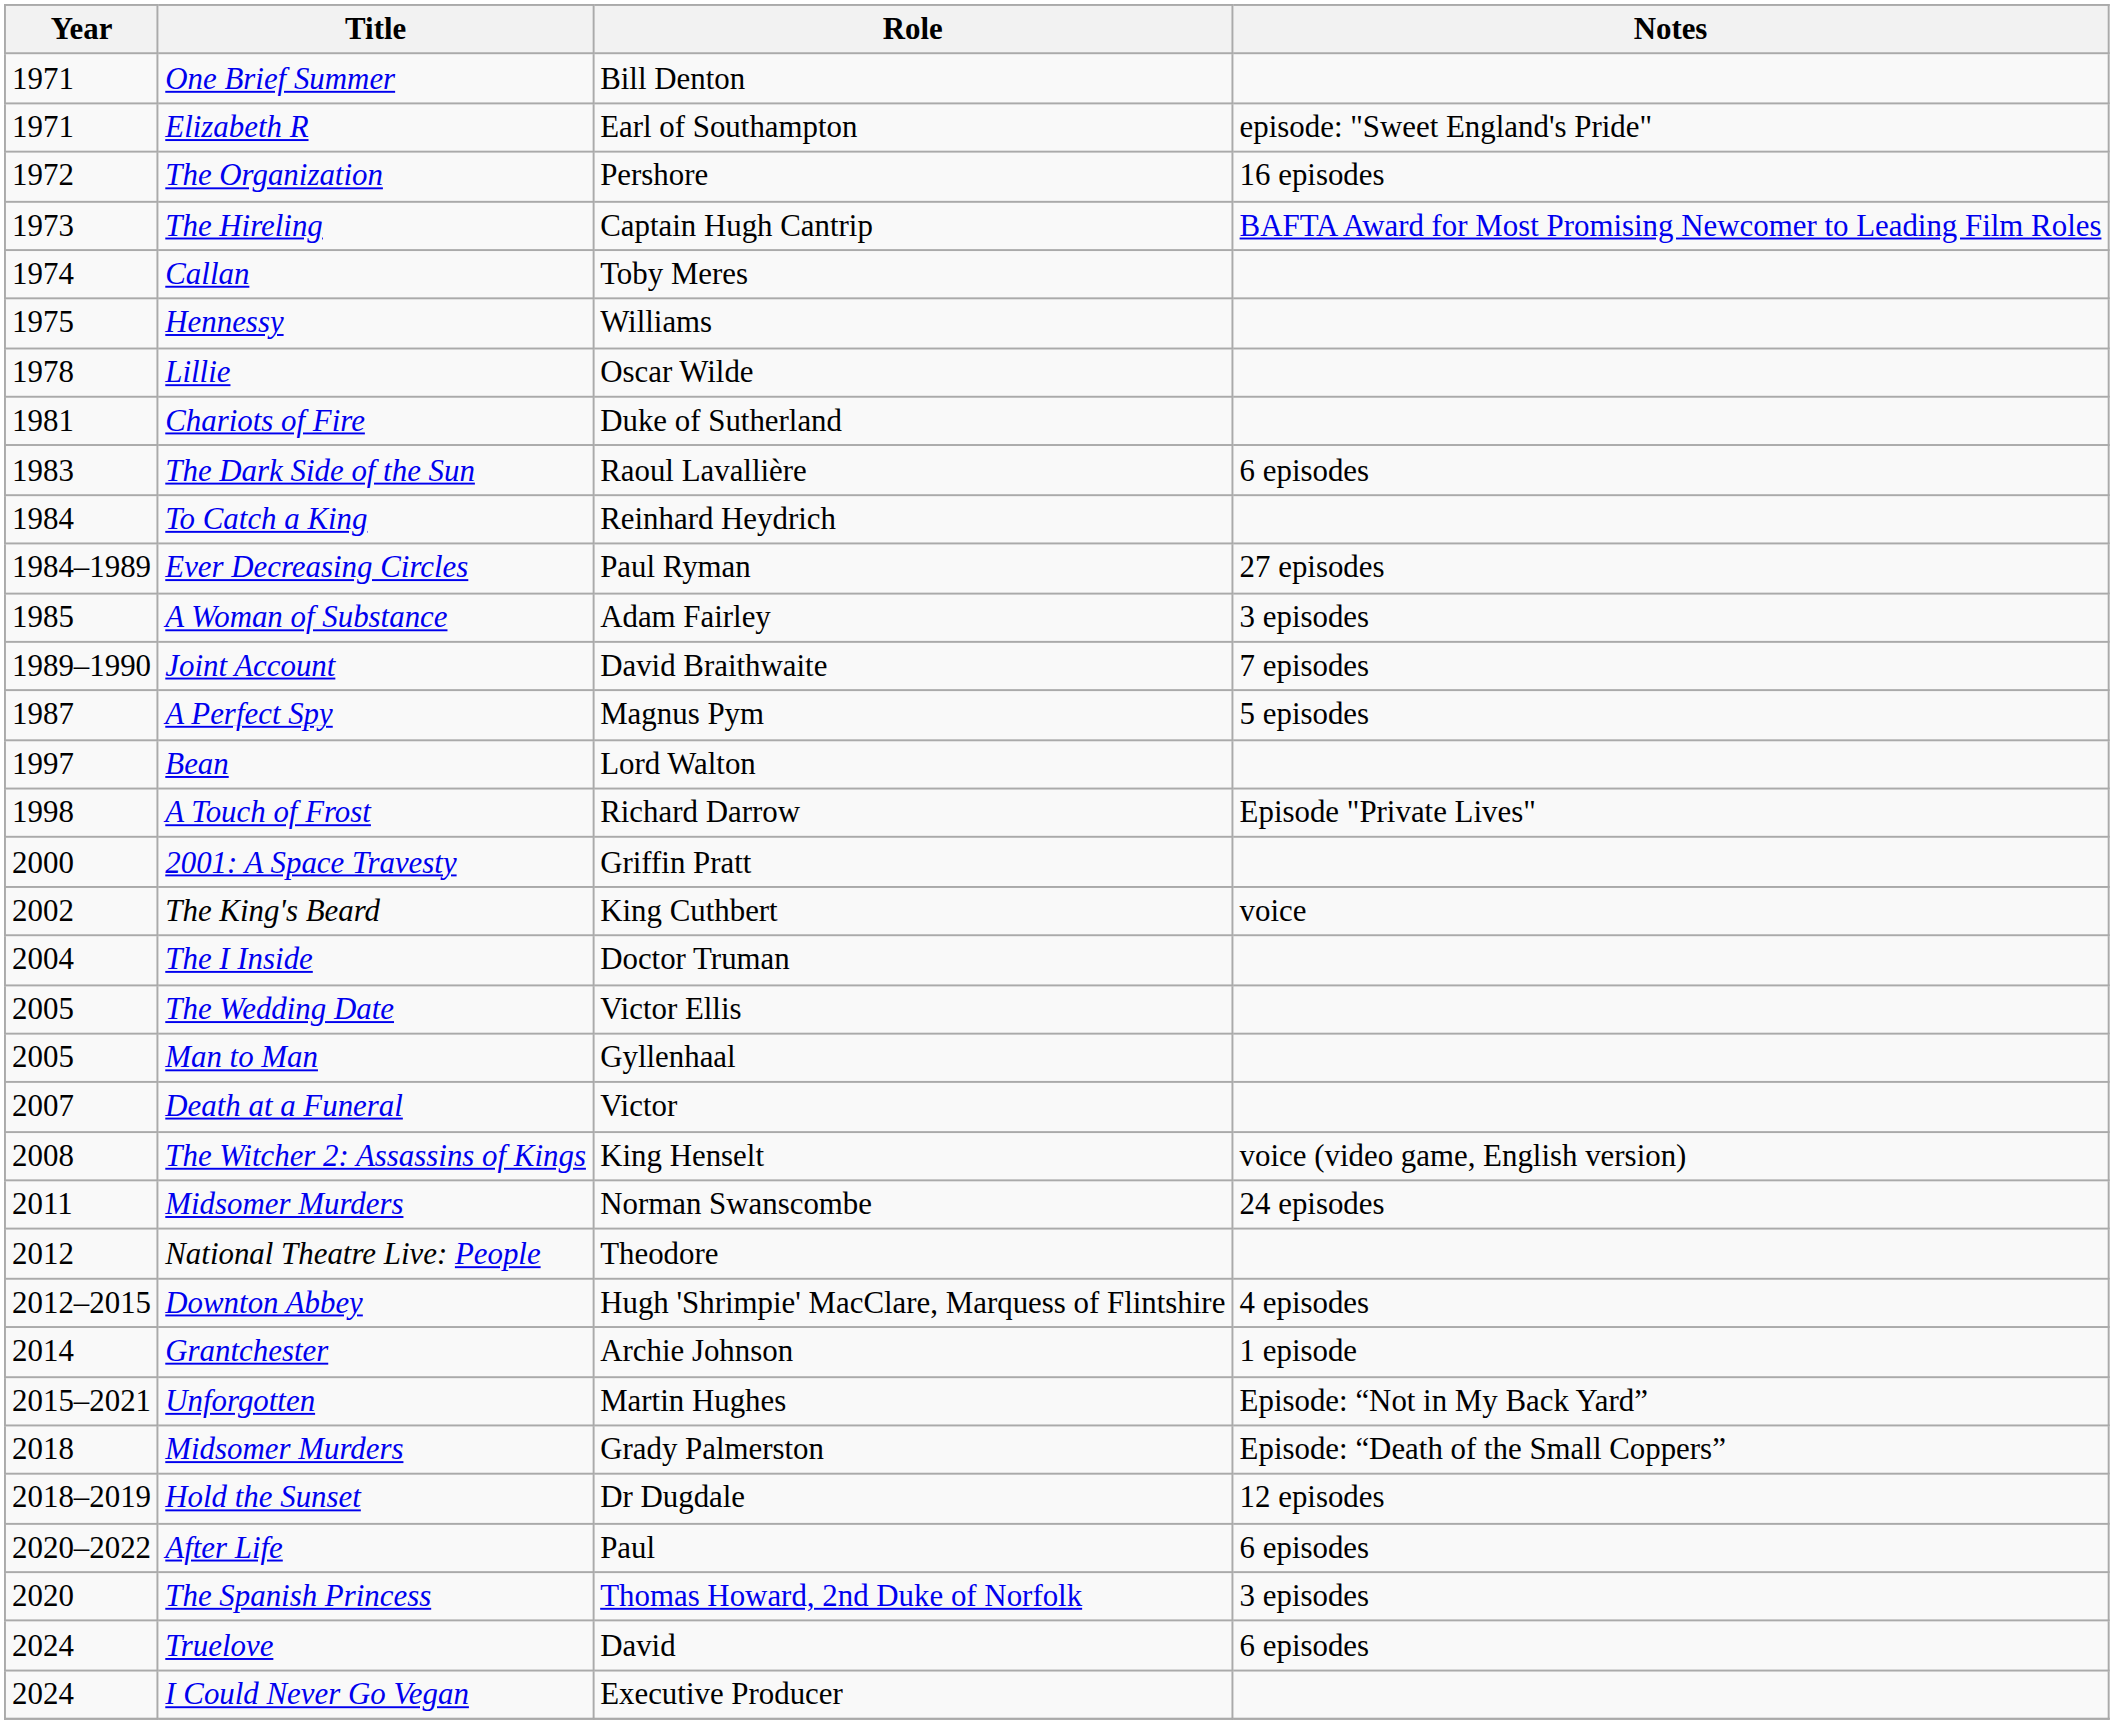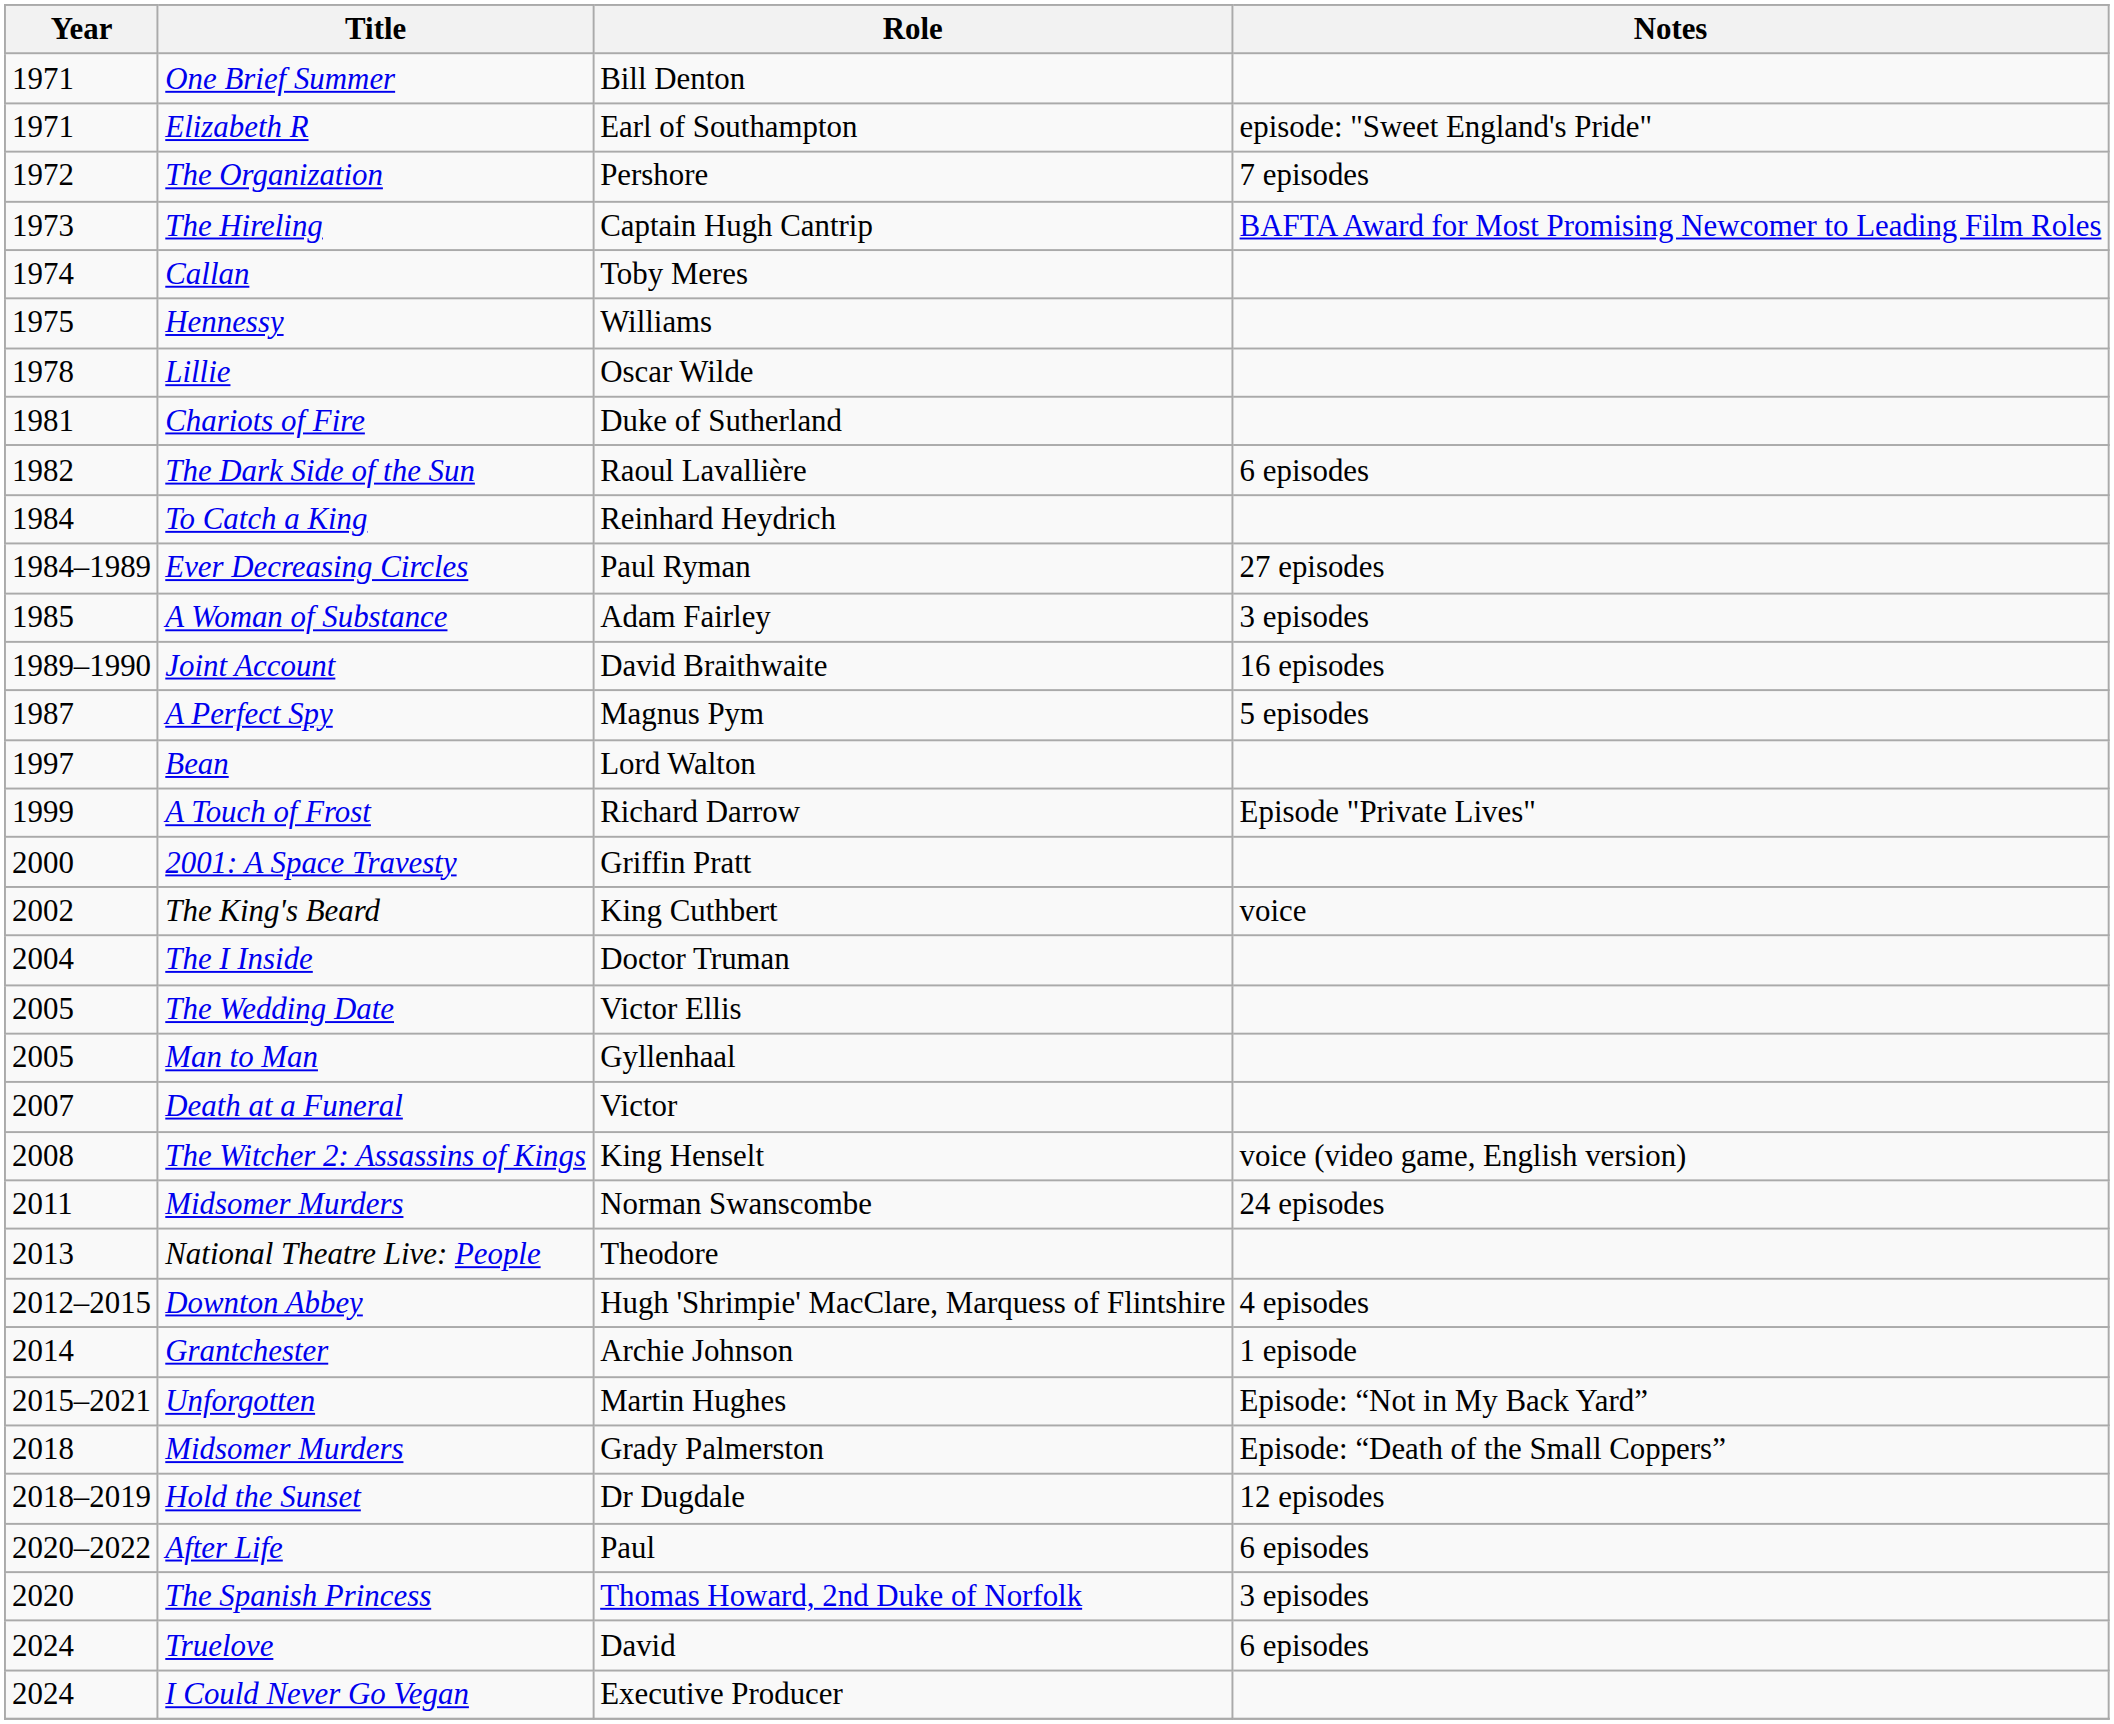(1312, 175) 16 episodes -> (1304, 175) 7 episodes
(43, 469) 1983 -> (43, 469) 1982
(1304, 665) 7 episodes -> (1312, 665) 16 episodes
(43, 812) 1998 -> (43, 812) 1999
(43, 1253) 2012 -> (43, 1253) 2013
